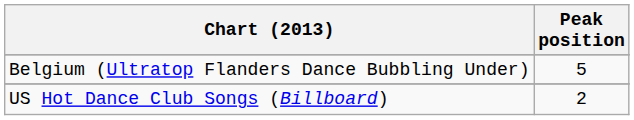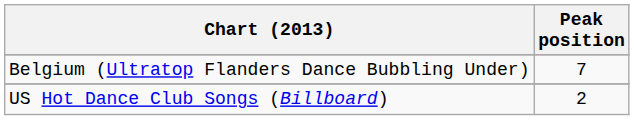(582, 70) 5 -> (582, 70) 7
